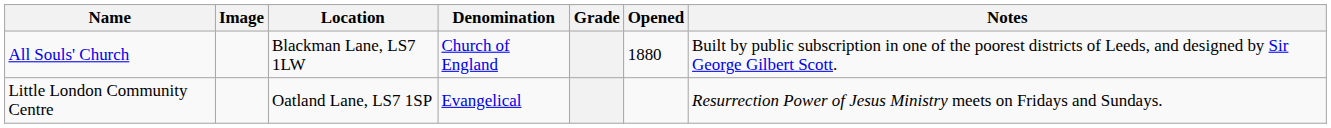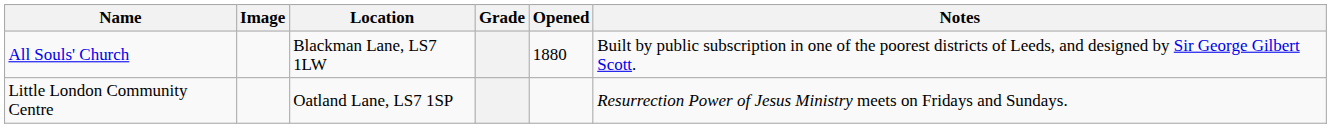- column: (504, 17)
